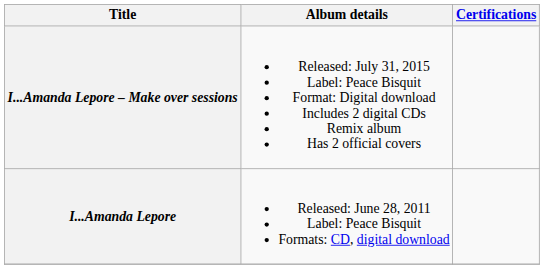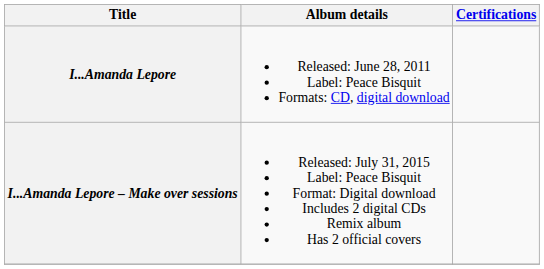rows swapped: (123, 216) <-> (123, 97)
